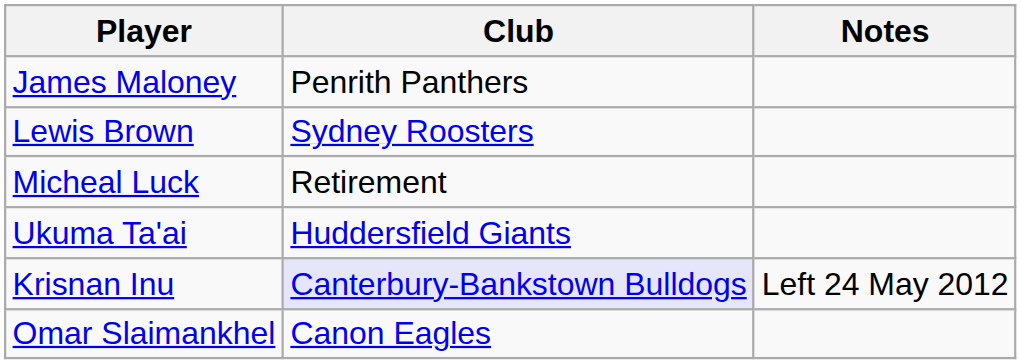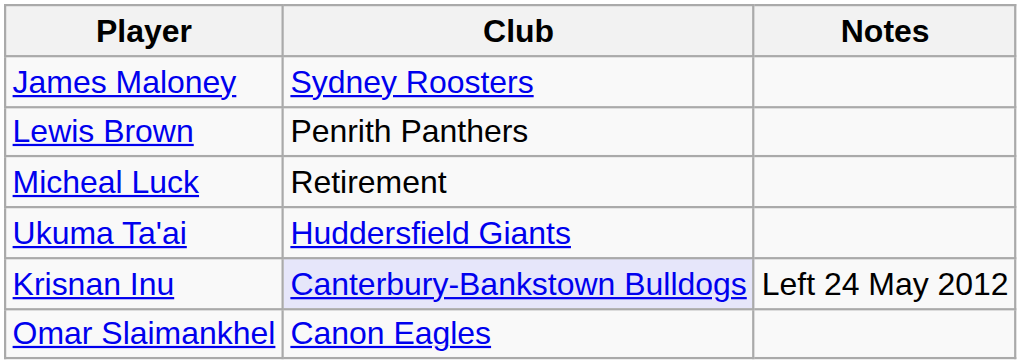(409, 81) Penrith Panthers -> (412, 81) Sydney Roosters
(412, 132) Sydney Roosters -> (409, 132) Penrith Panthers
